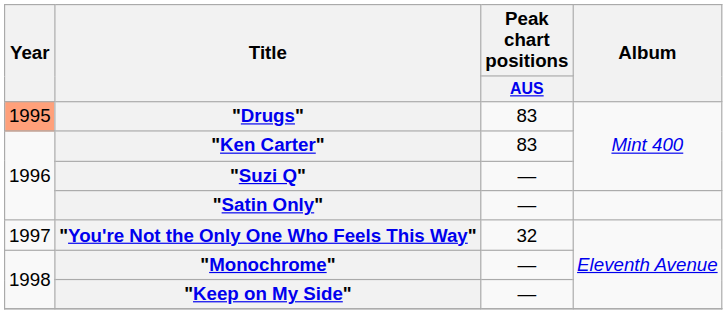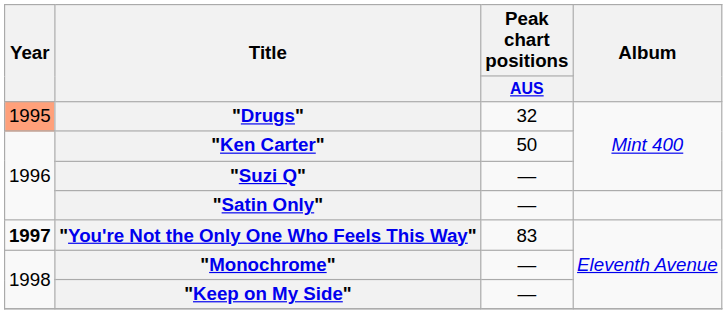(527, 116) 83 -> (527, 116) 32
(527, 145) 83 -> (527, 145) 50
(30, 234) normal -> (30, 234) bold
(527, 234) 32 -> (527, 234) 83
